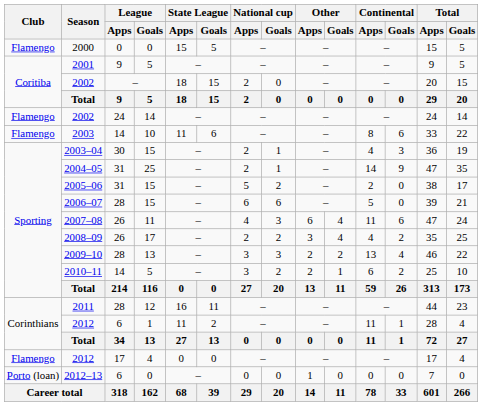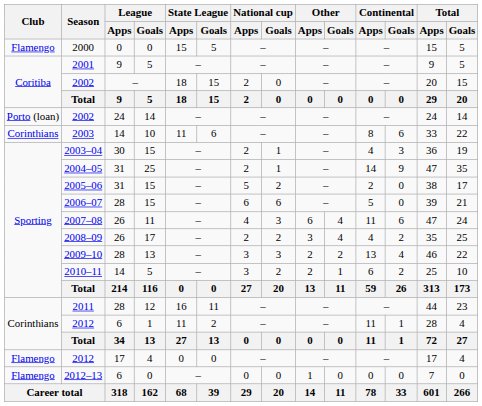(33, 116) Flamengo -> (33, 116) Porto (loan)
(33, 133) Flamengo -> (33, 133) Corinthians
(33, 375) Porto (loan) -> (33, 375) Flamengo
